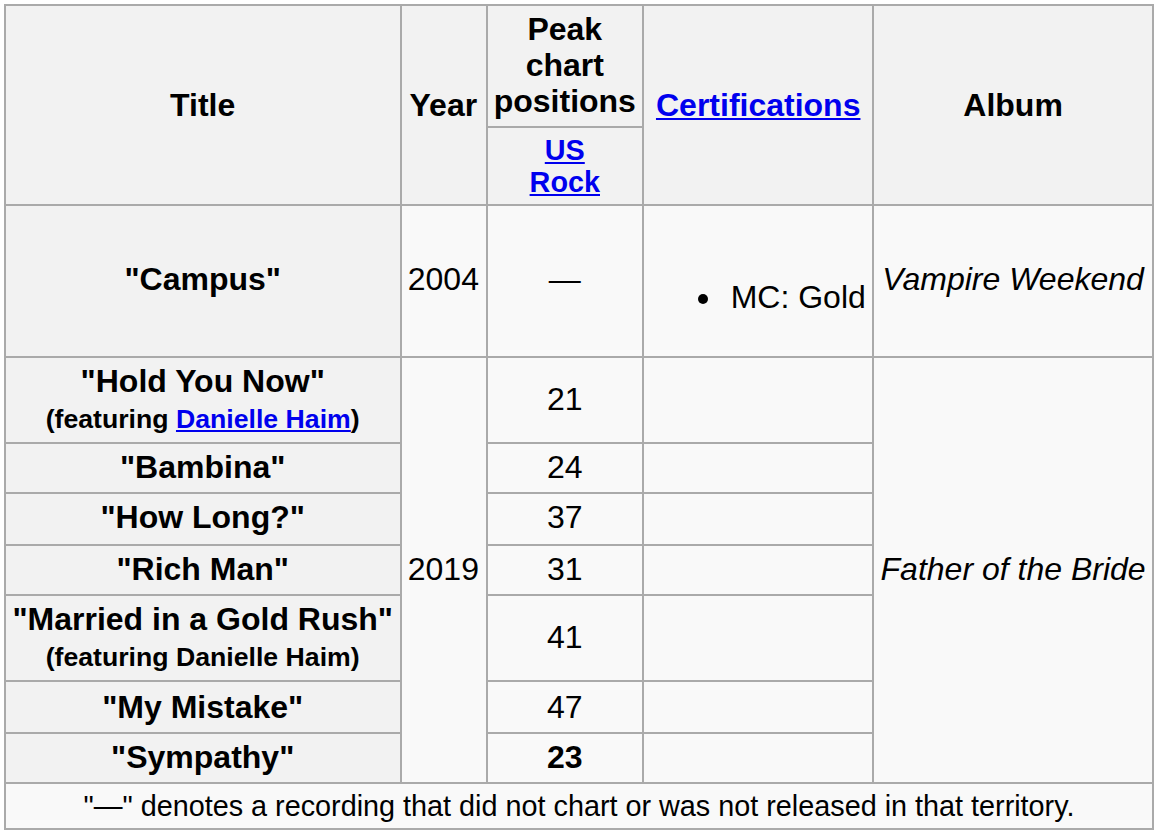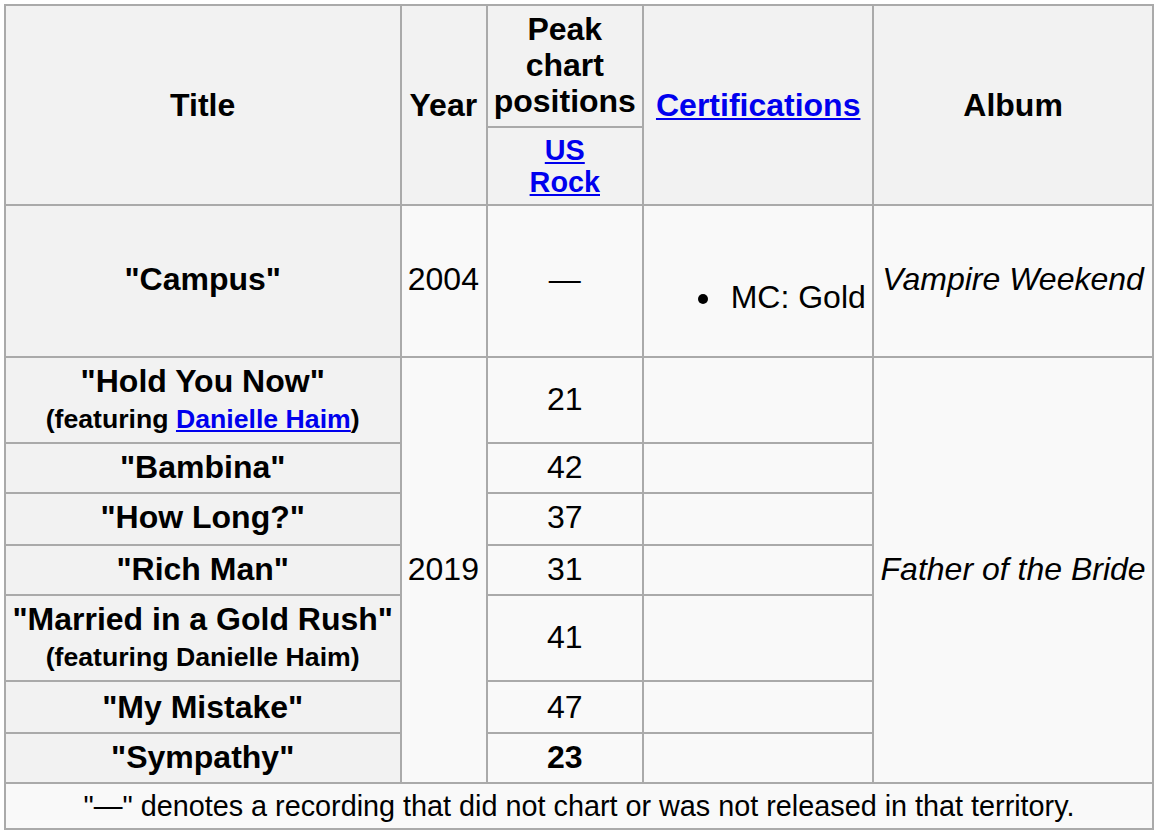(565, 467) 24 -> (565, 467) 42
